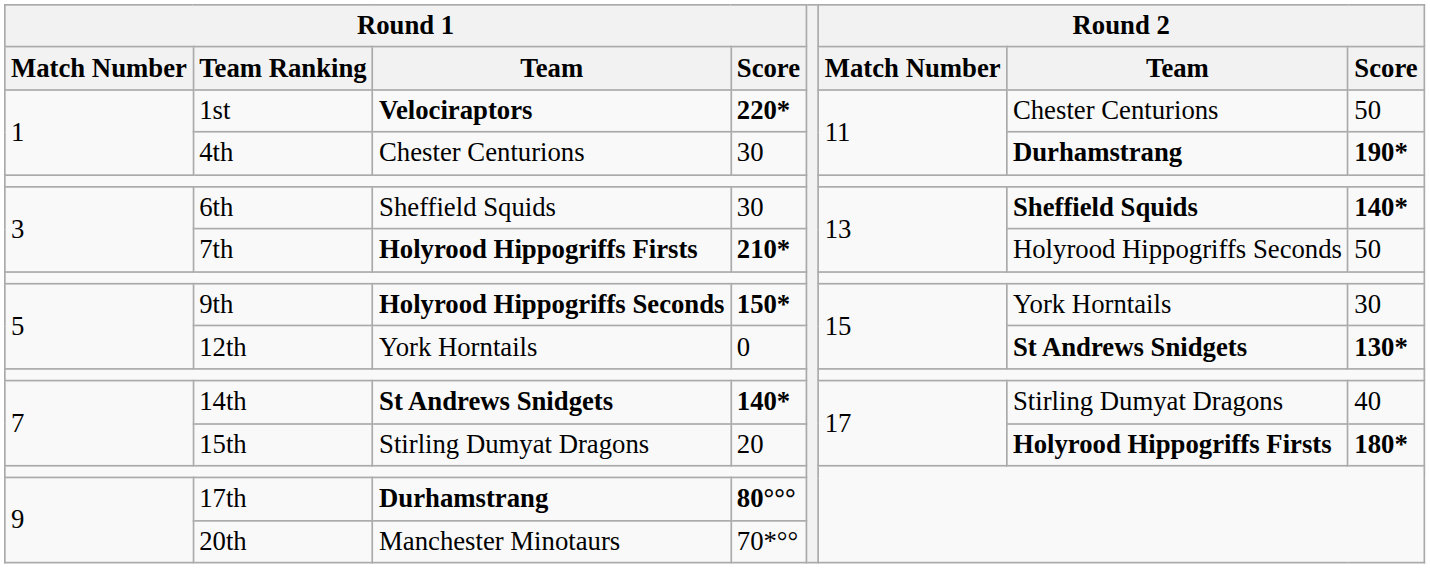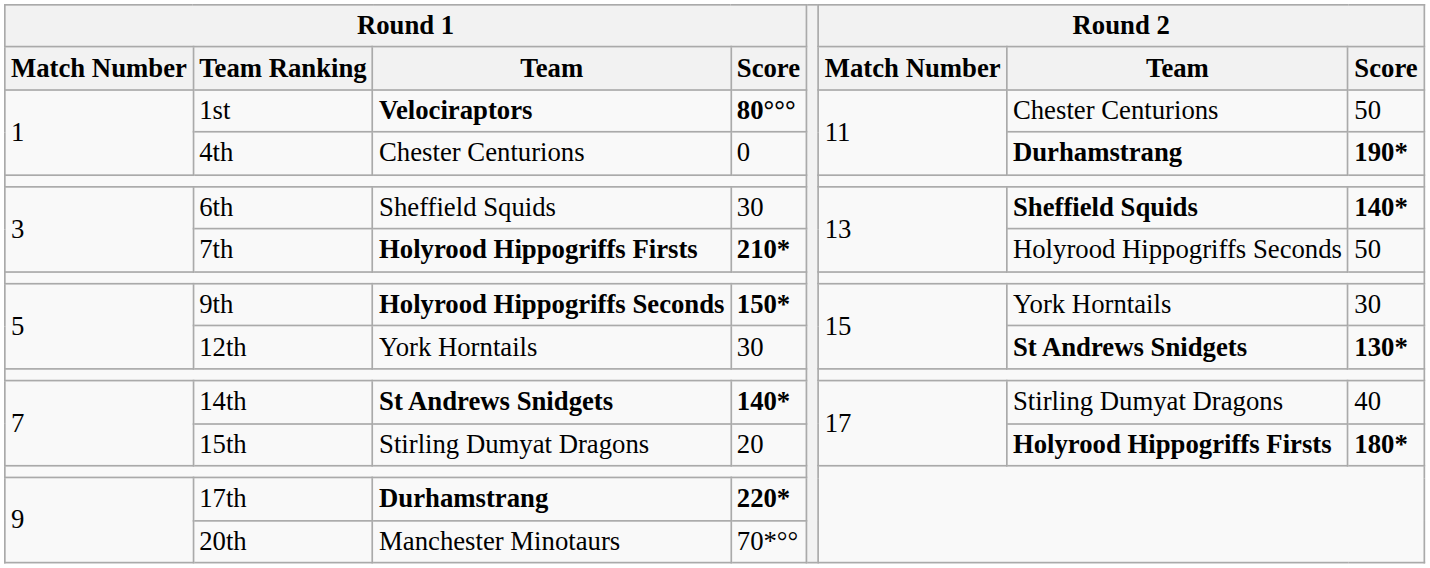(764, 110) 220* -> (766, 110) 80°°°
(750, 152) 30 -> (743, 152) 0
(743, 346) 0 -> (750, 346) 30
(766, 498) 80°°° -> (764, 498) 220*
